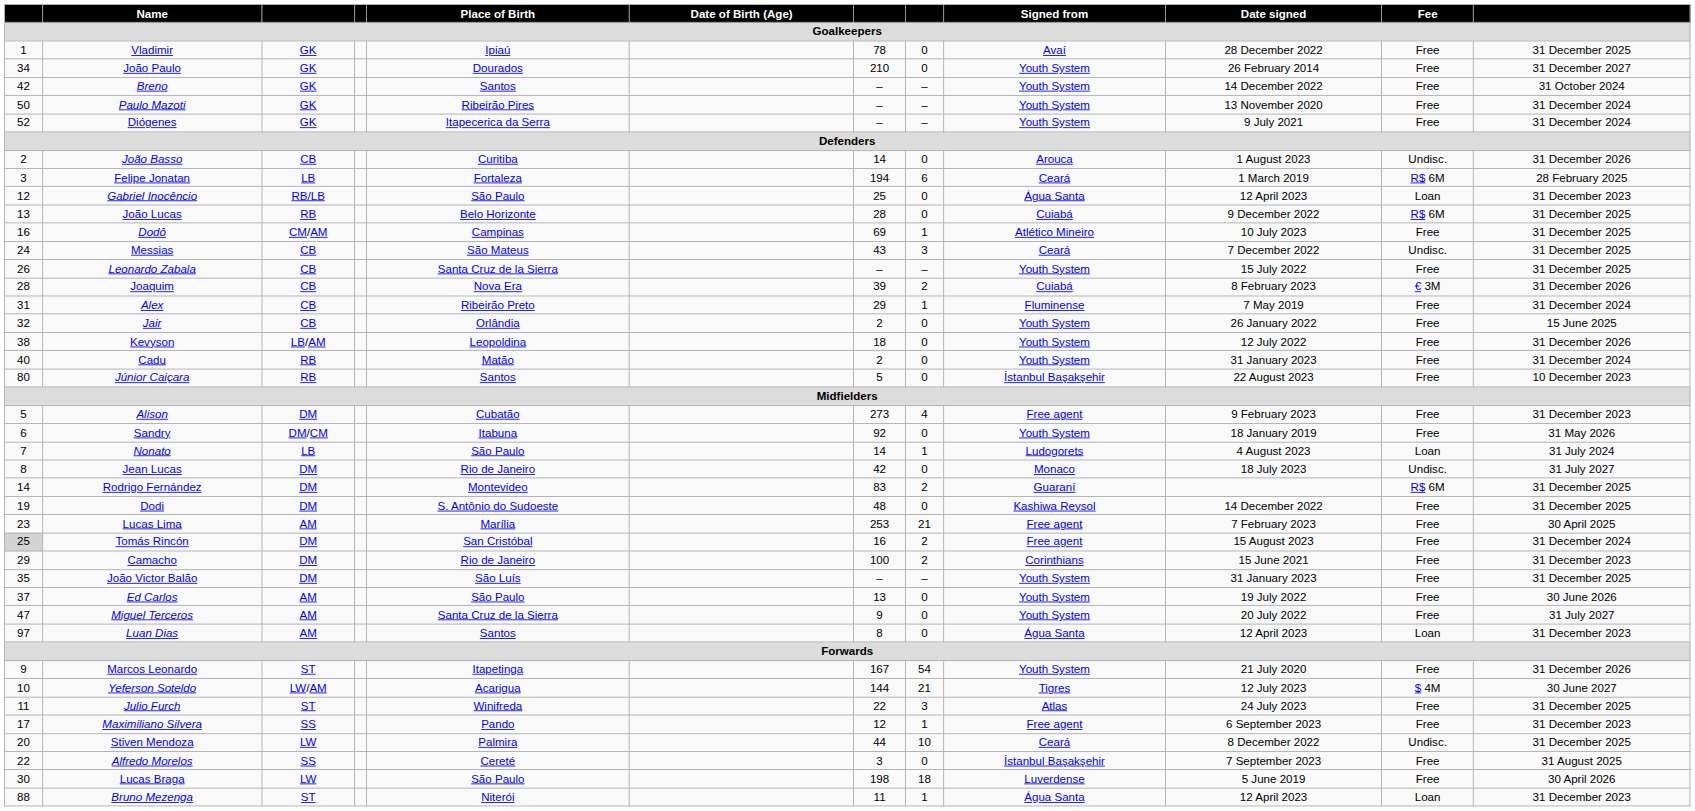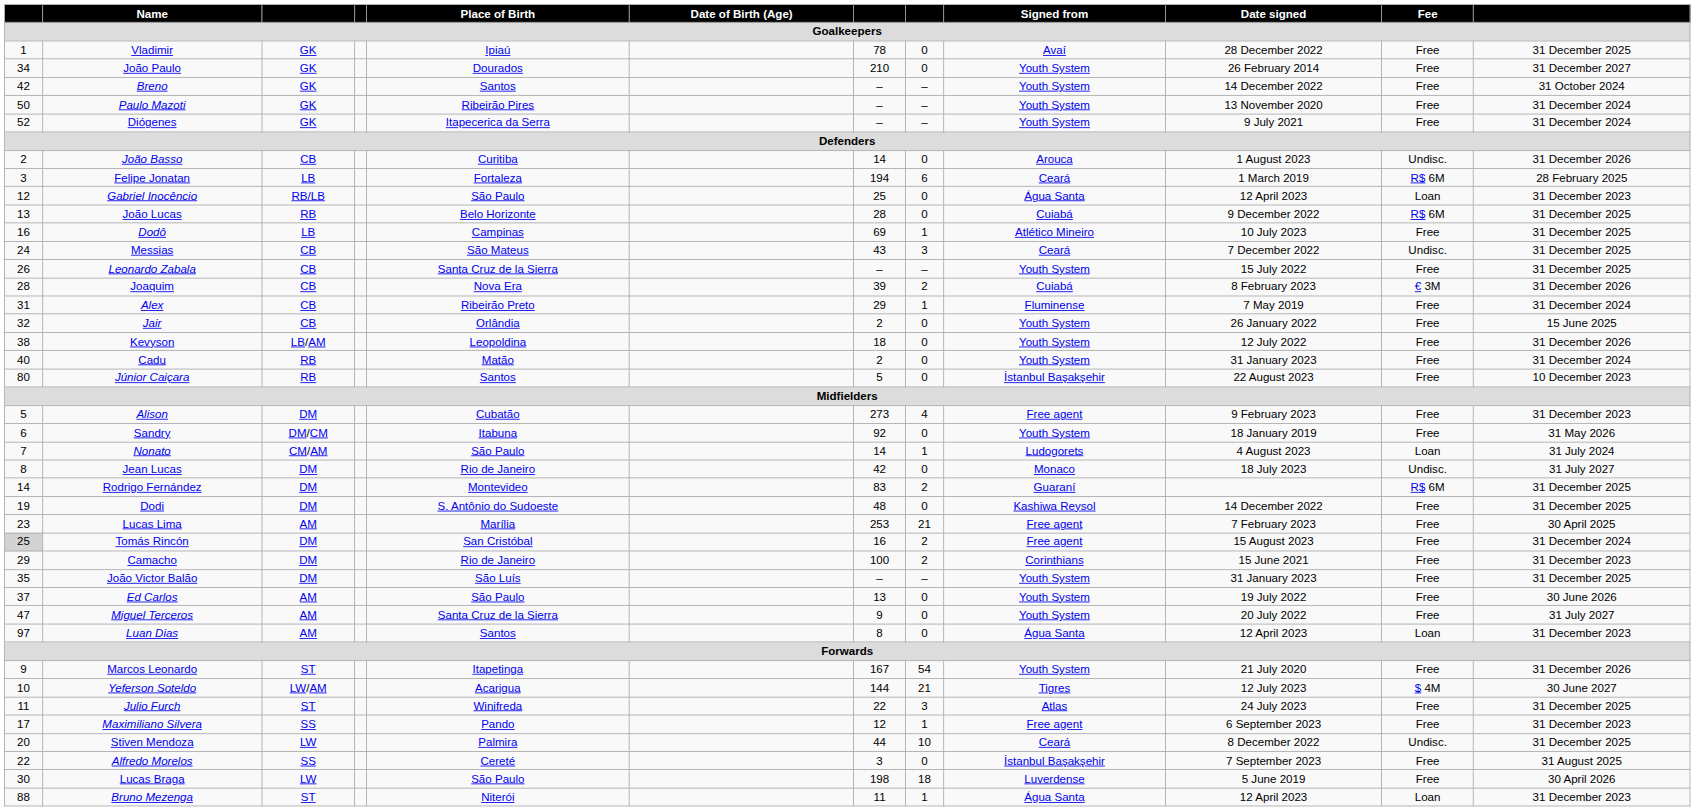(308, 232) CM/AM -> (308, 232) LB
(308, 450) LB -> (308, 450) CM/AM
